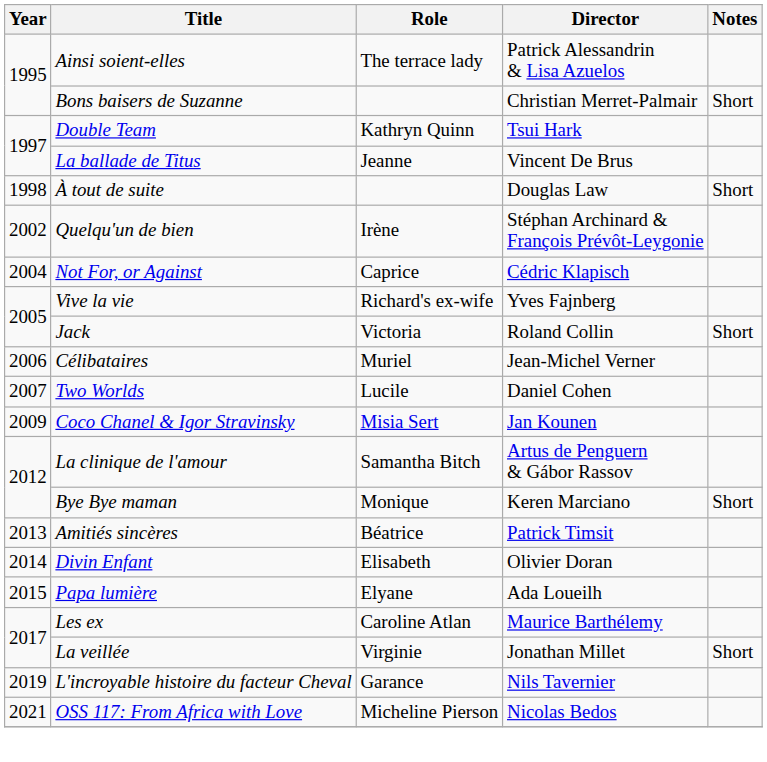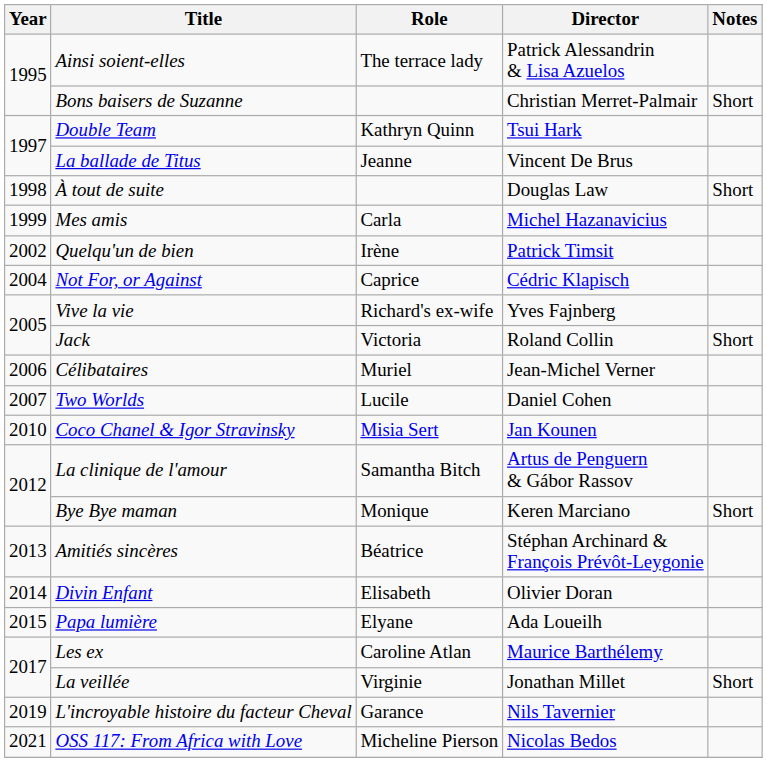+ row: (91, 220)
(605, 230) Stéphan Archinard & François Prévôt-Leygonie -> (560, 250) Patrick Timsit
(28, 421) 2009 -> (28, 429) 2010
(560, 532) Patrick Timsit -> (605, 551) Stéphan Archinard & François Prévôt-Leygonie
